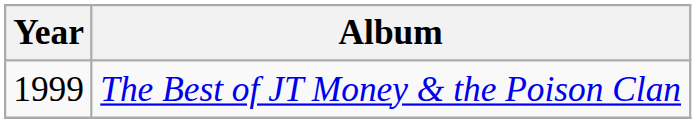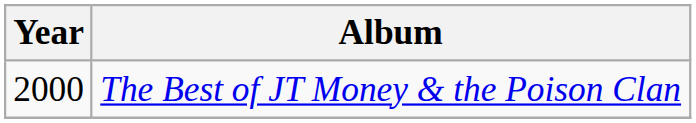(49, 88) 1999 -> (49, 88) 2000
